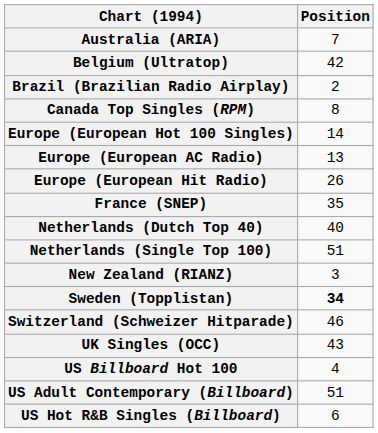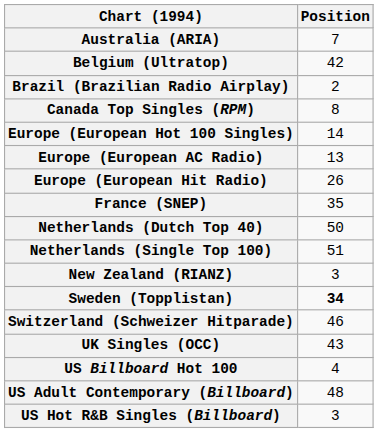(335, 228) 40 -> (335, 228) 50
(335, 393) 51 -> (335, 393) 48
(335, 416) 6 -> (335, 416) 3
